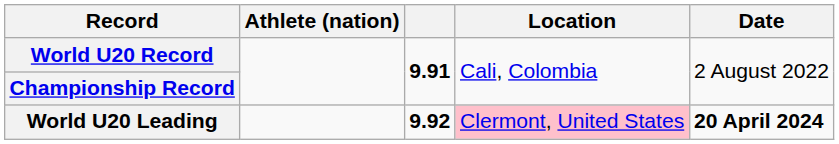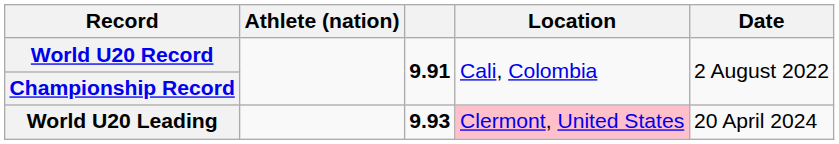(430, 121) 9.92 -> (430, 121) 9.93
(759, 121) bold -> (756, 121) normal
